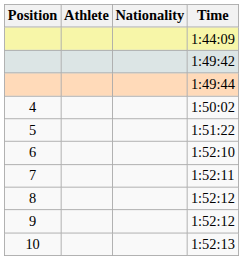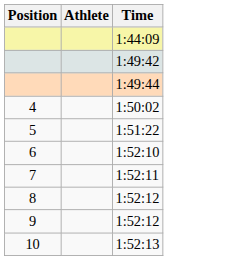- column: (150, 15)
